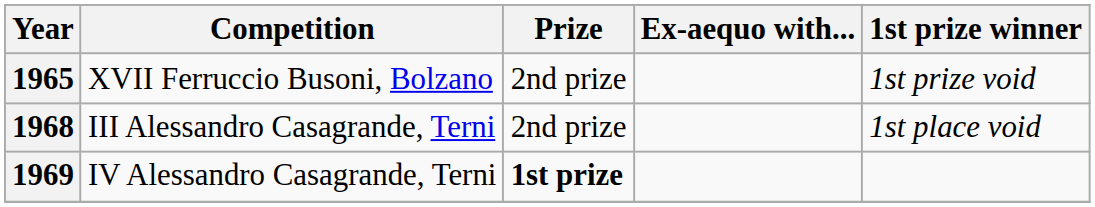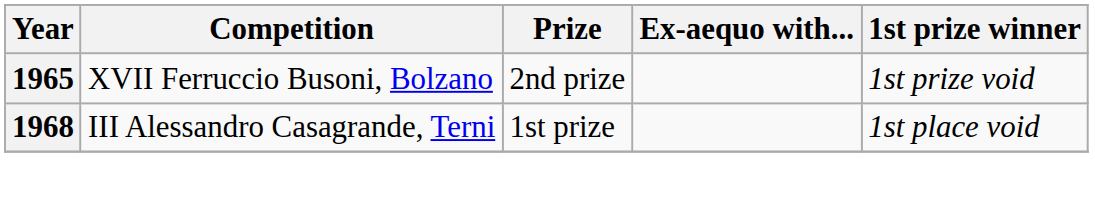(569, 126) 2nd prize -> (562, 126) 1st prize
- row: (43, 175)
